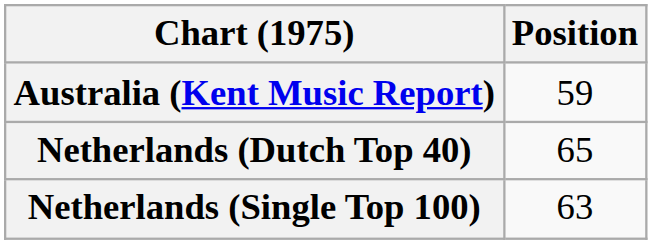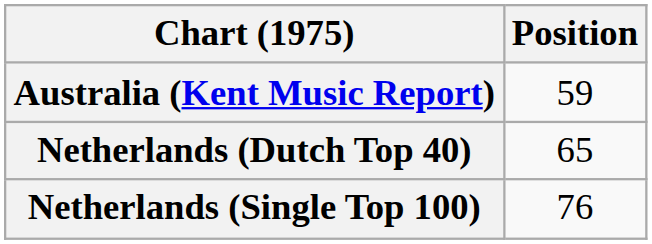(575, 207) 63 -> (575, 207) 76
